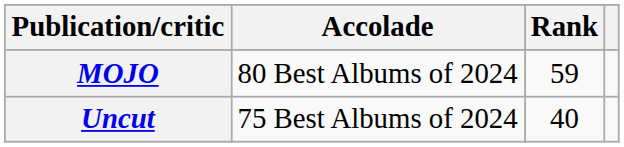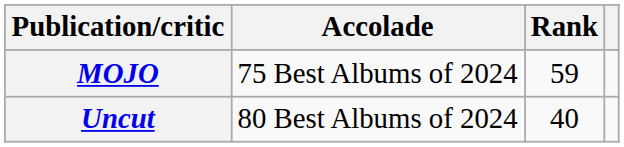(378, 73) 80 Best Albums of 2024 -> (378, 73) 75 Best Albums of 2024
(378, 118) 75 Best Albums of 2024 -> (378, 118) 80 Best Albums of 2024
